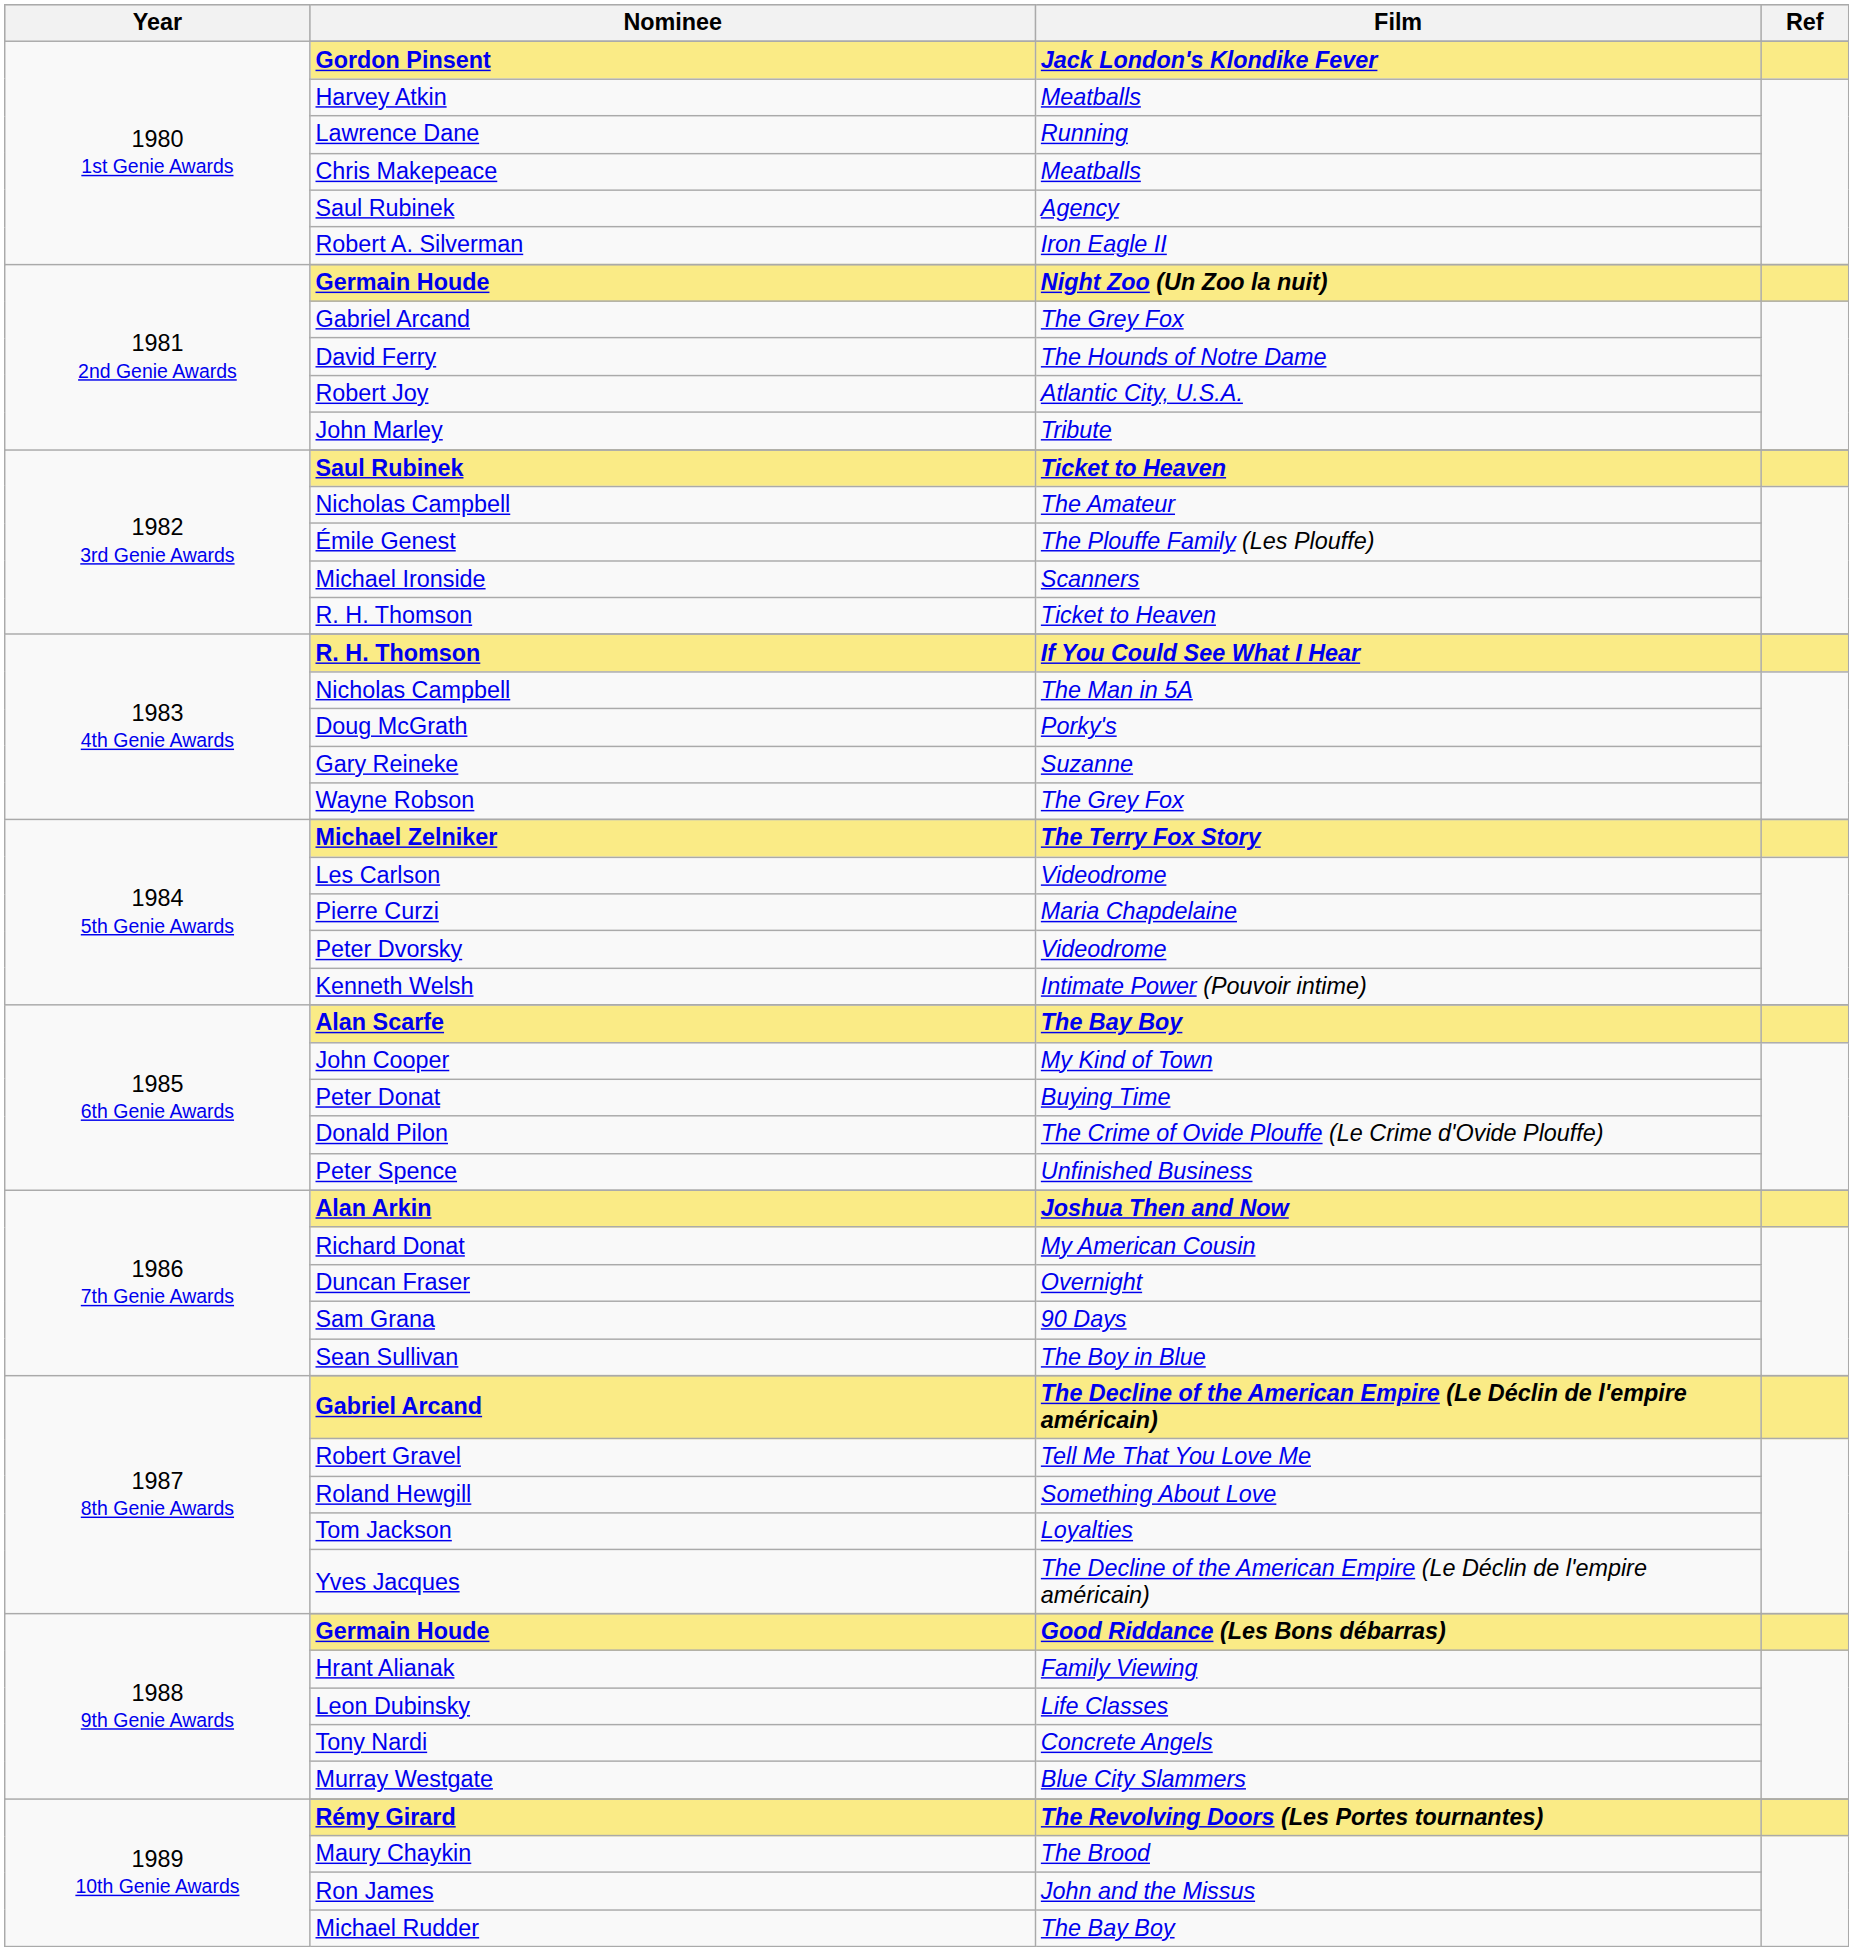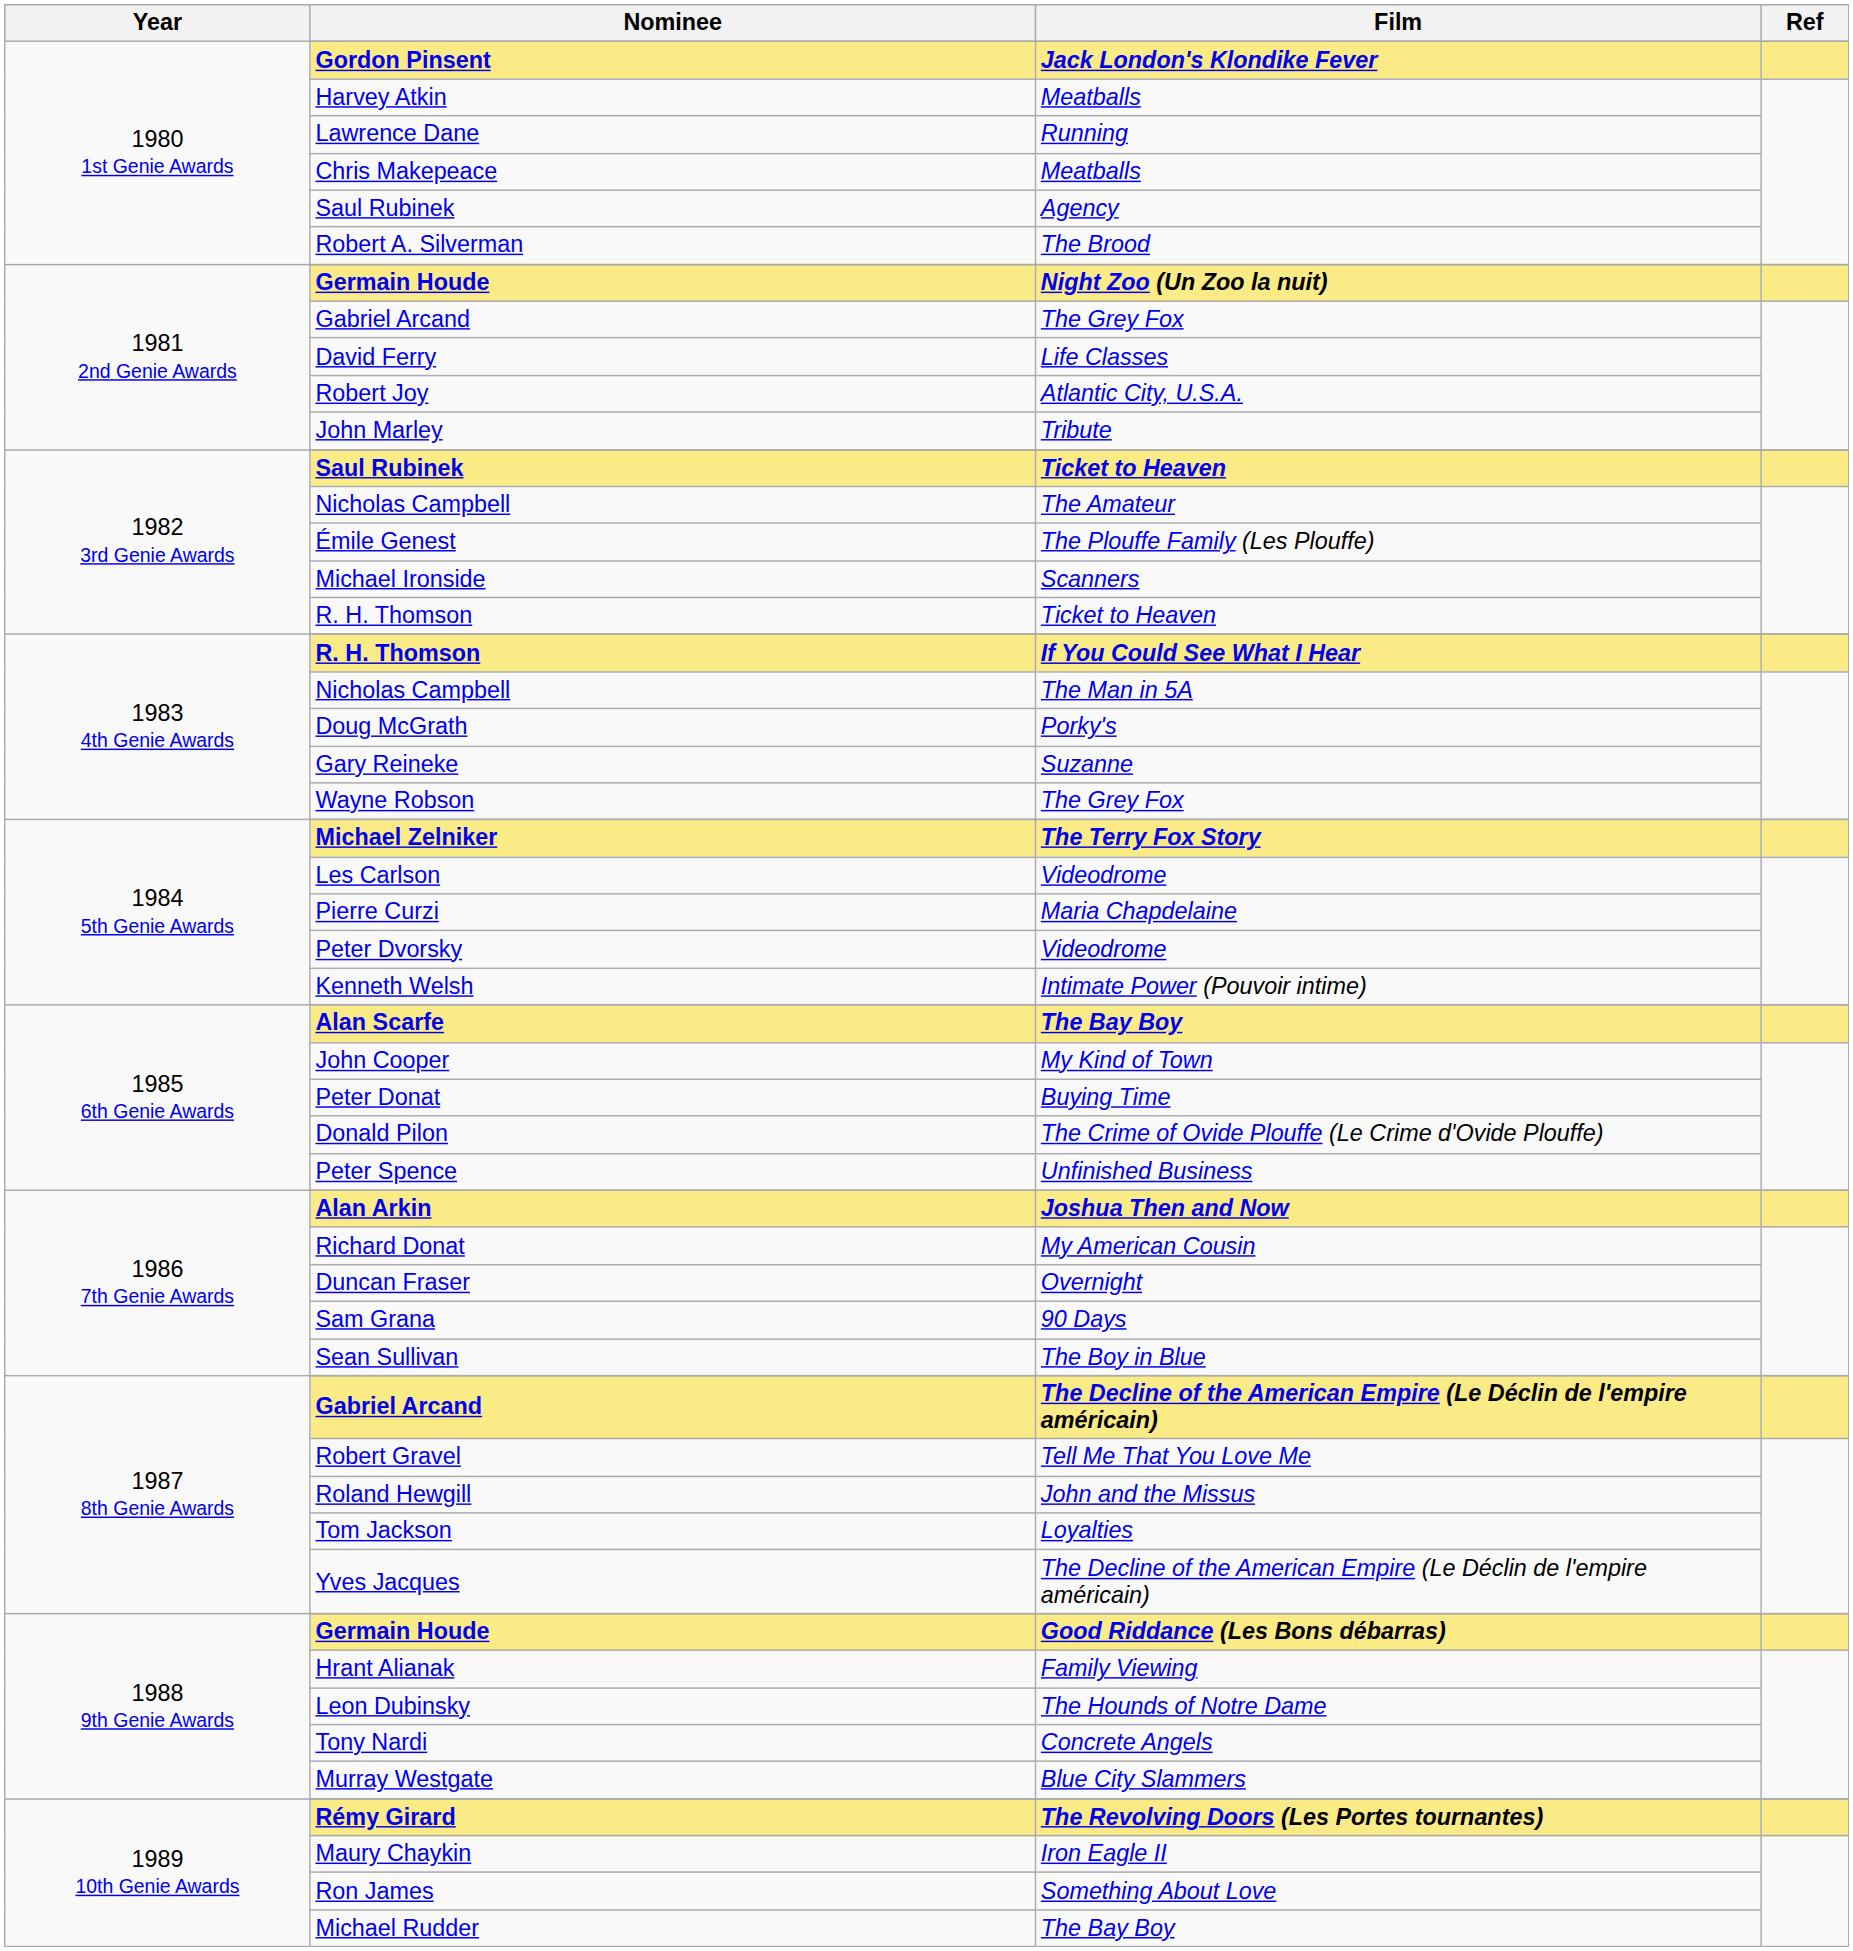(1104, 245) Iron Eagle II -> (1095, 245) The Brood
(1184, 356) The Hounds of Notre Dame -> (1104, 356) Life Classes
(1159, 1494) Something About Love -> (1148, 1494) John and the Missus
(1104, 1705) Life Classes -> (1184, 1705) The Hounds of Notre Dame
(1095, 1853) The Brood -> (1104, 1853) Iron Eagle II
(1148, 1890) John and the Missus -> (1159, 1890) Something About Love
